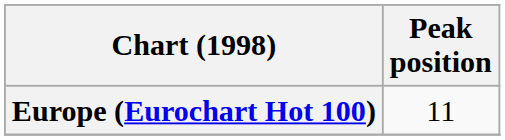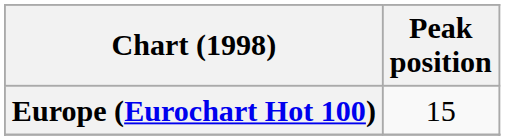(441, 109) 11 -> (441, 109) 15
